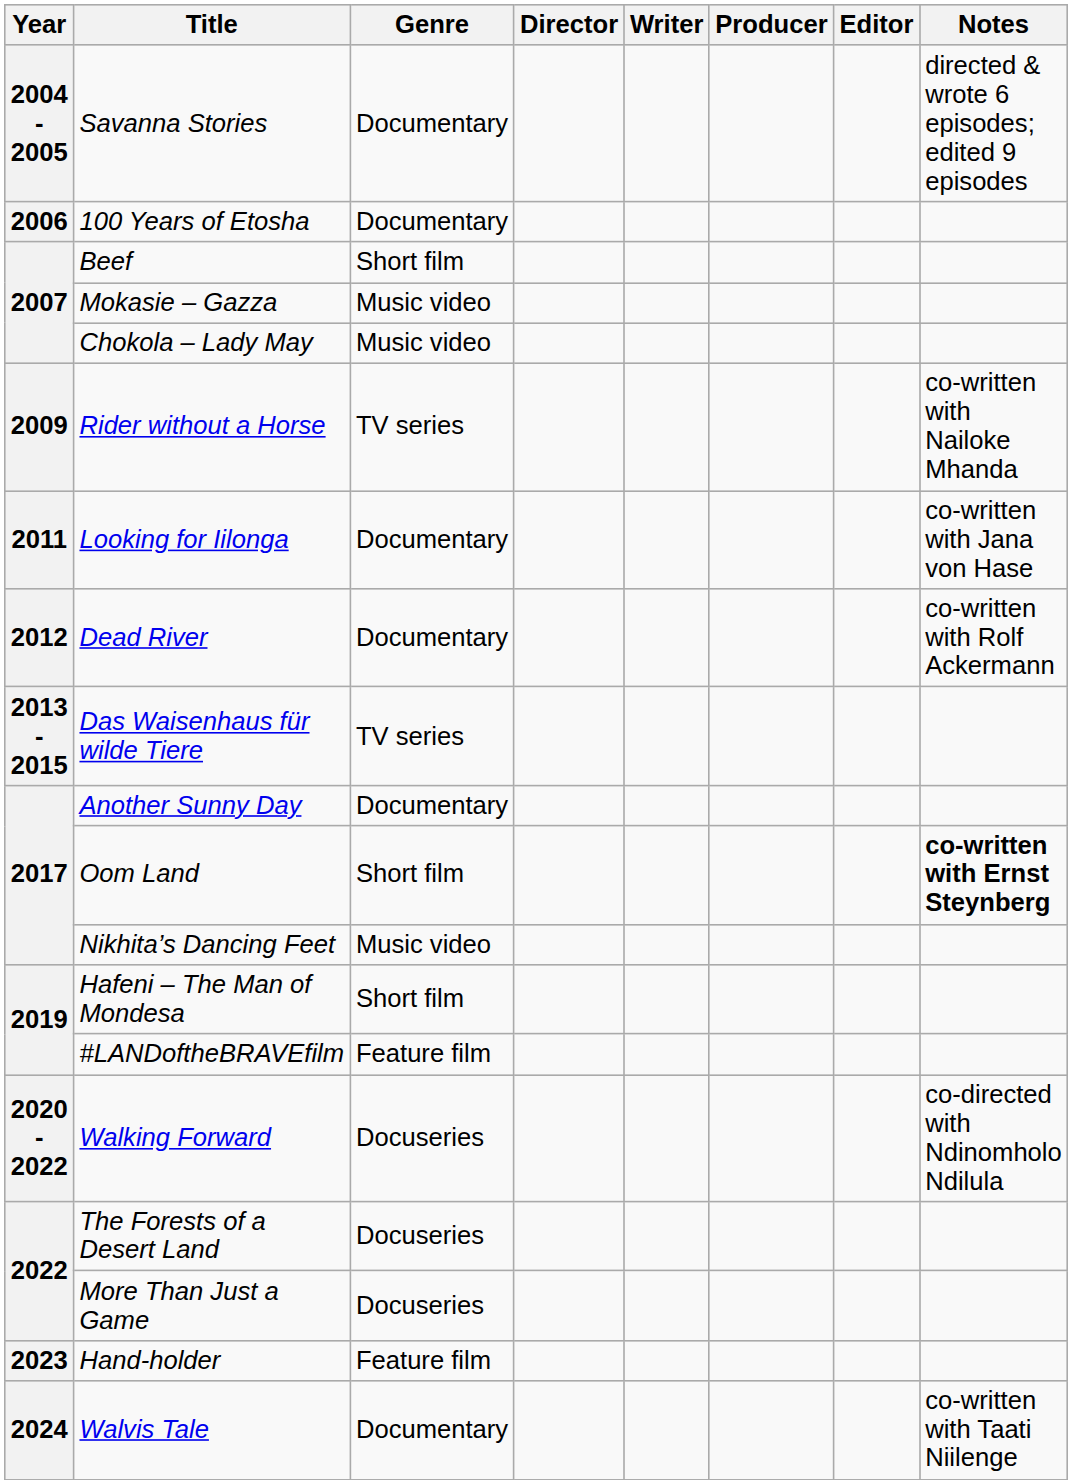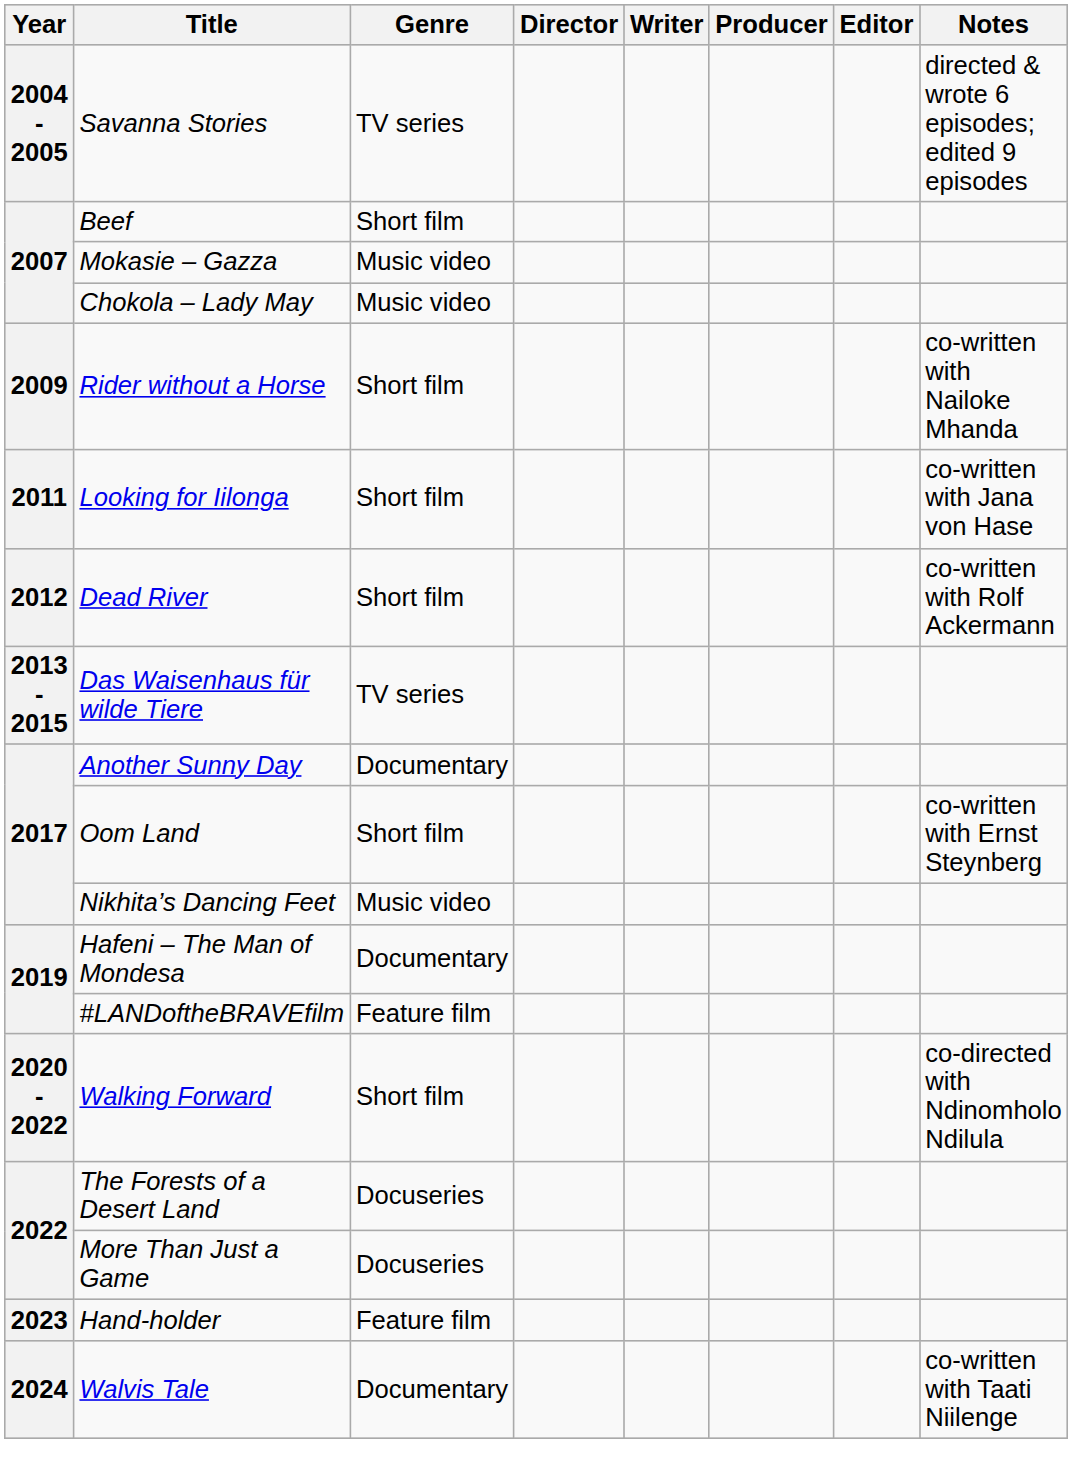(432, 123) Documentary -> (410, 123) TV series
- row: (195, 221)
(410, 426) TV series -> (410, 386) Short film
(432, 539) Documentary -> (410, 498) Short film
(432, 637) Documentary -> (410, 597) Short film
(988, 874) bold -> (984, 834) normal
(410, 999) Short film -> (432, 958) Documentary
(420, 1137) Docuseries -> (410, 1097) Short film
